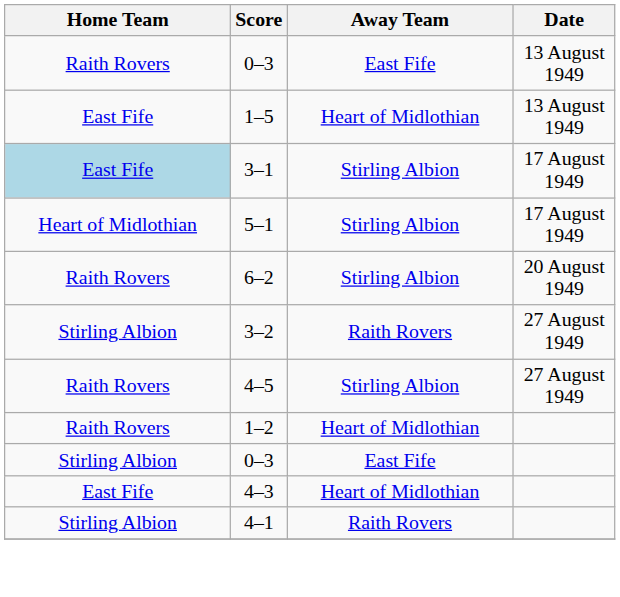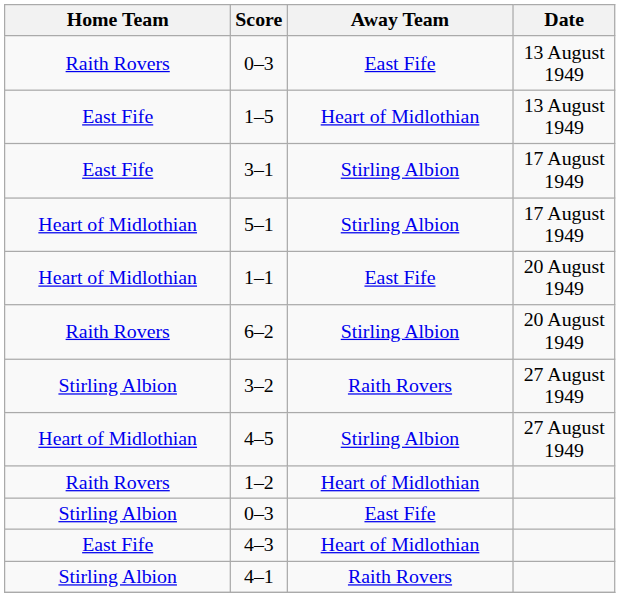(118, 170) lightblue background -> (118, 170) no background
+ row: (259, 277)
(118, 385) Raith Rovers -> (118, 439) Heart of Midlothian
